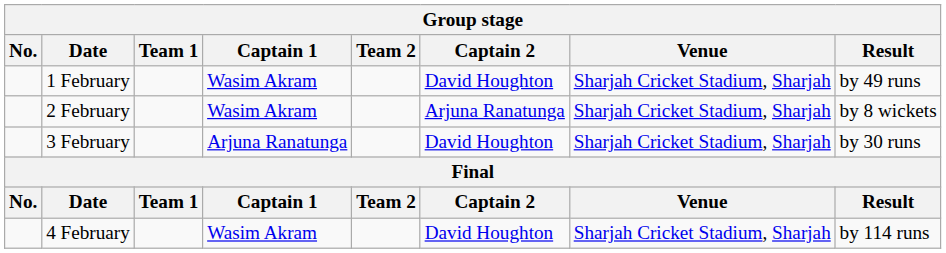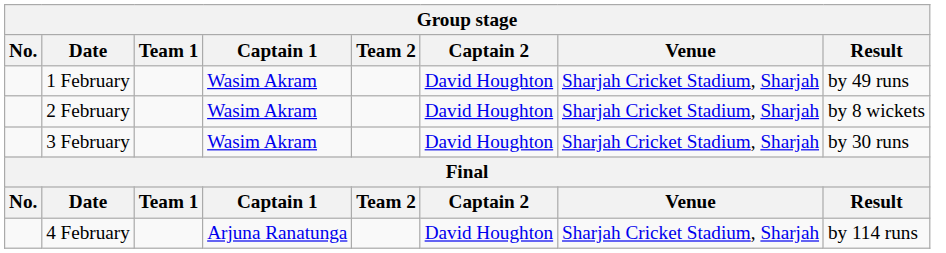(495, 111) Arjuna Ranatunga -> (489, 111) David Houghton
(277, 141) Arjuna Ranatunga -> (262, 141) Wasim Akram
(262, 232) Wasim Akram -> (277, 232) Arjuna Ranatunga
